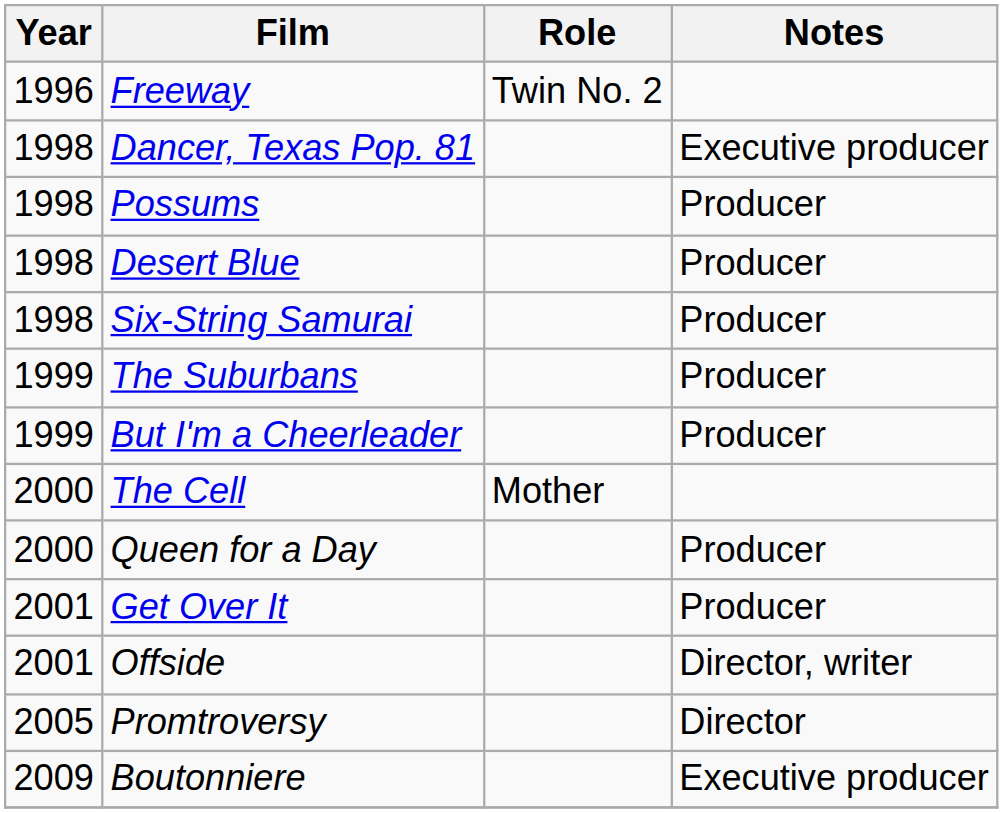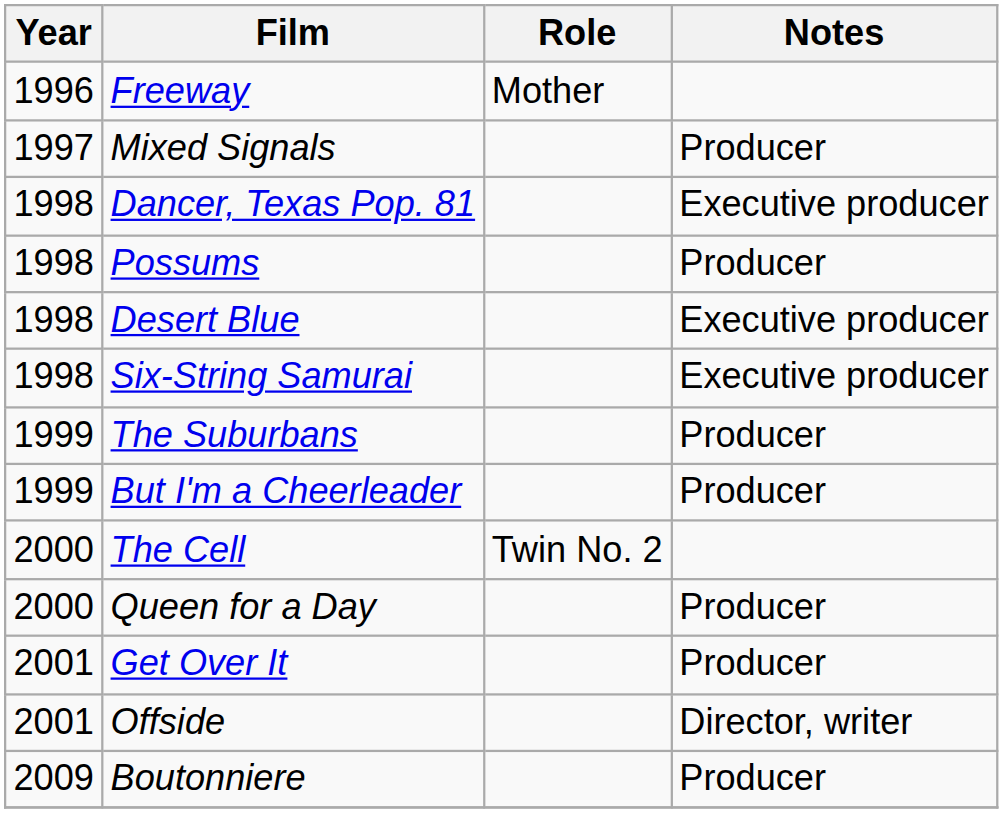(577, 90) Twin No. 2 -> (548, 90) Mother
+ row: (223, 147)
(753, 262) Producer -> (834, 319) Executive producer
(753, 319) Producer -> (834, 377) Executive producer
(548, 491) Mother -> (577, 549) Twin No. 2
- row: (218, 721)
(834, 778) Executive producer -> (753, 778) Producer
